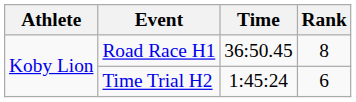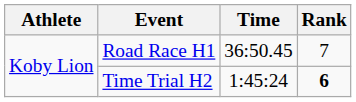(324, 50) 8 -> (324, 50) 7
(324, 81) normal -> (324, 81) bold
